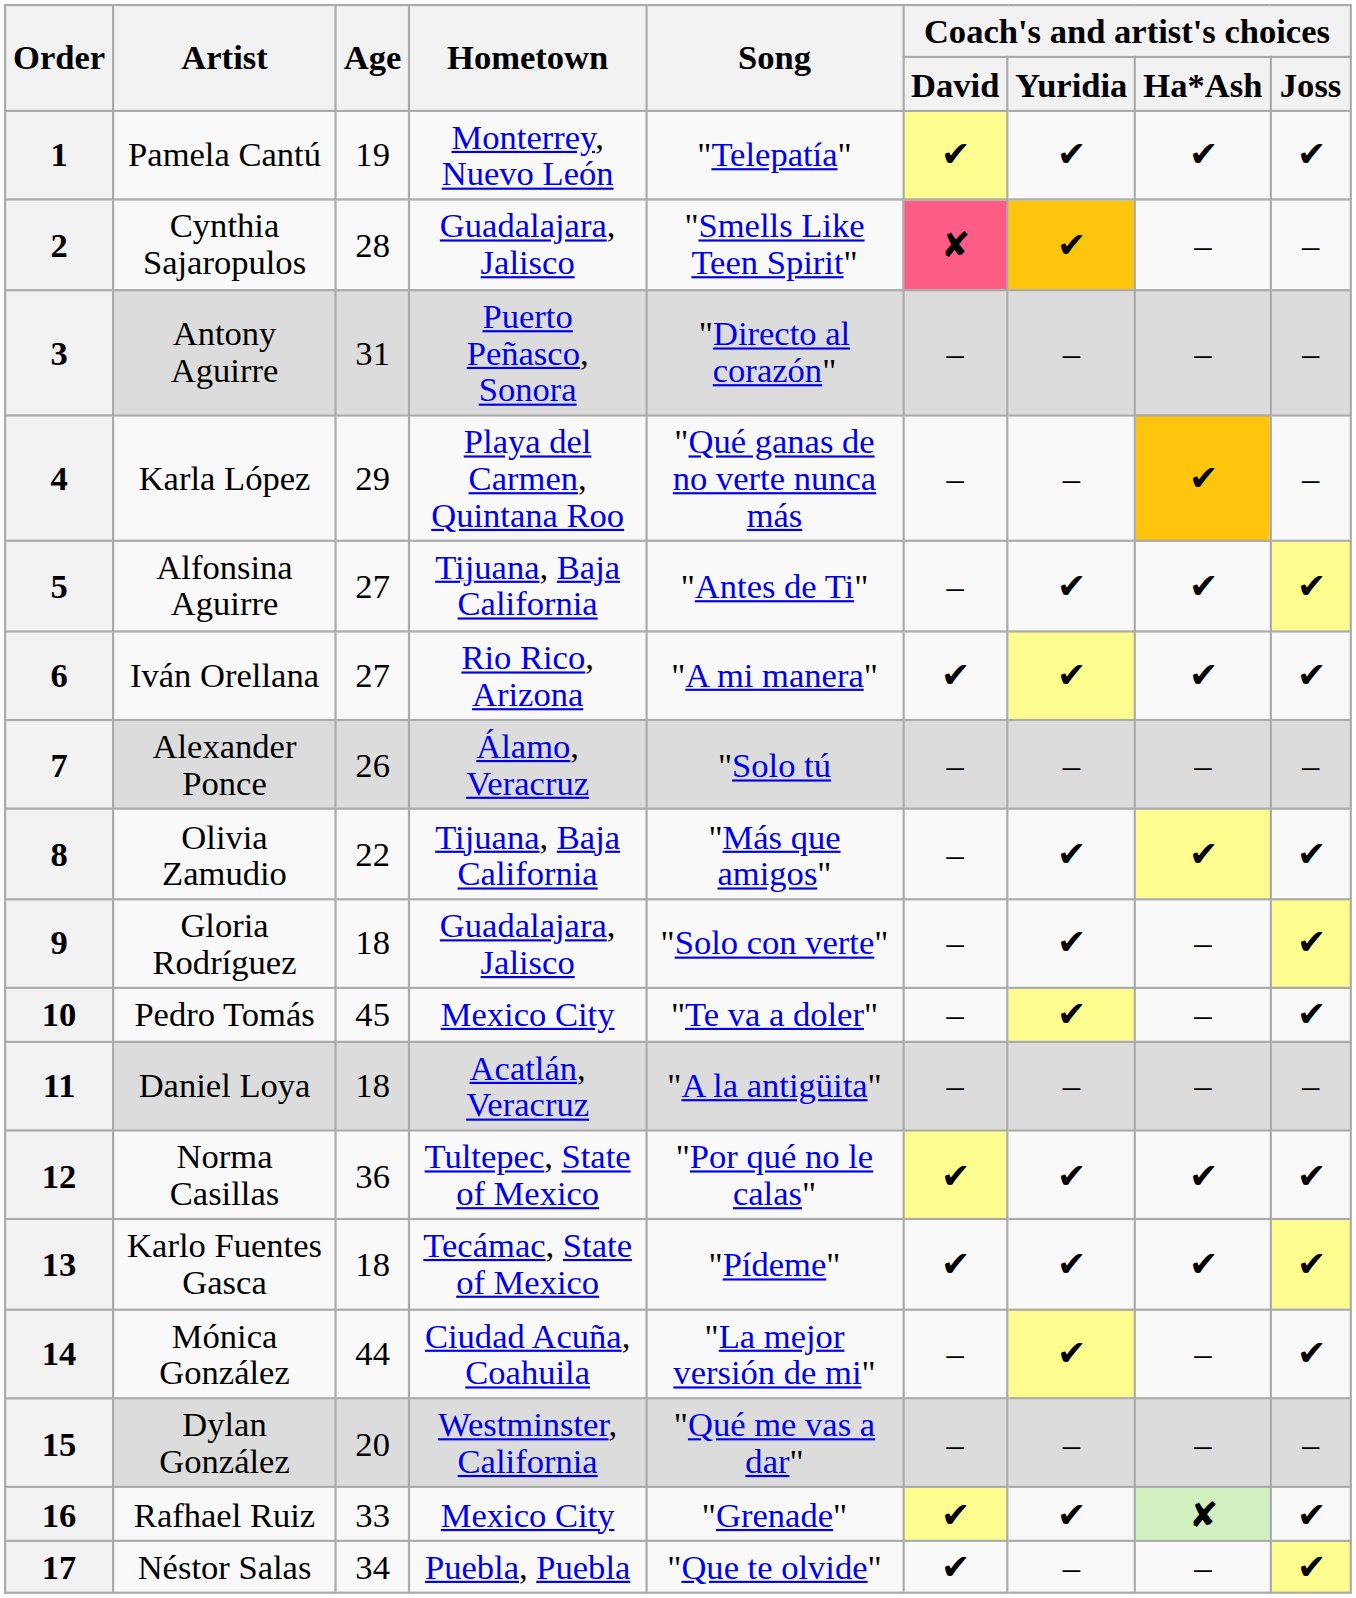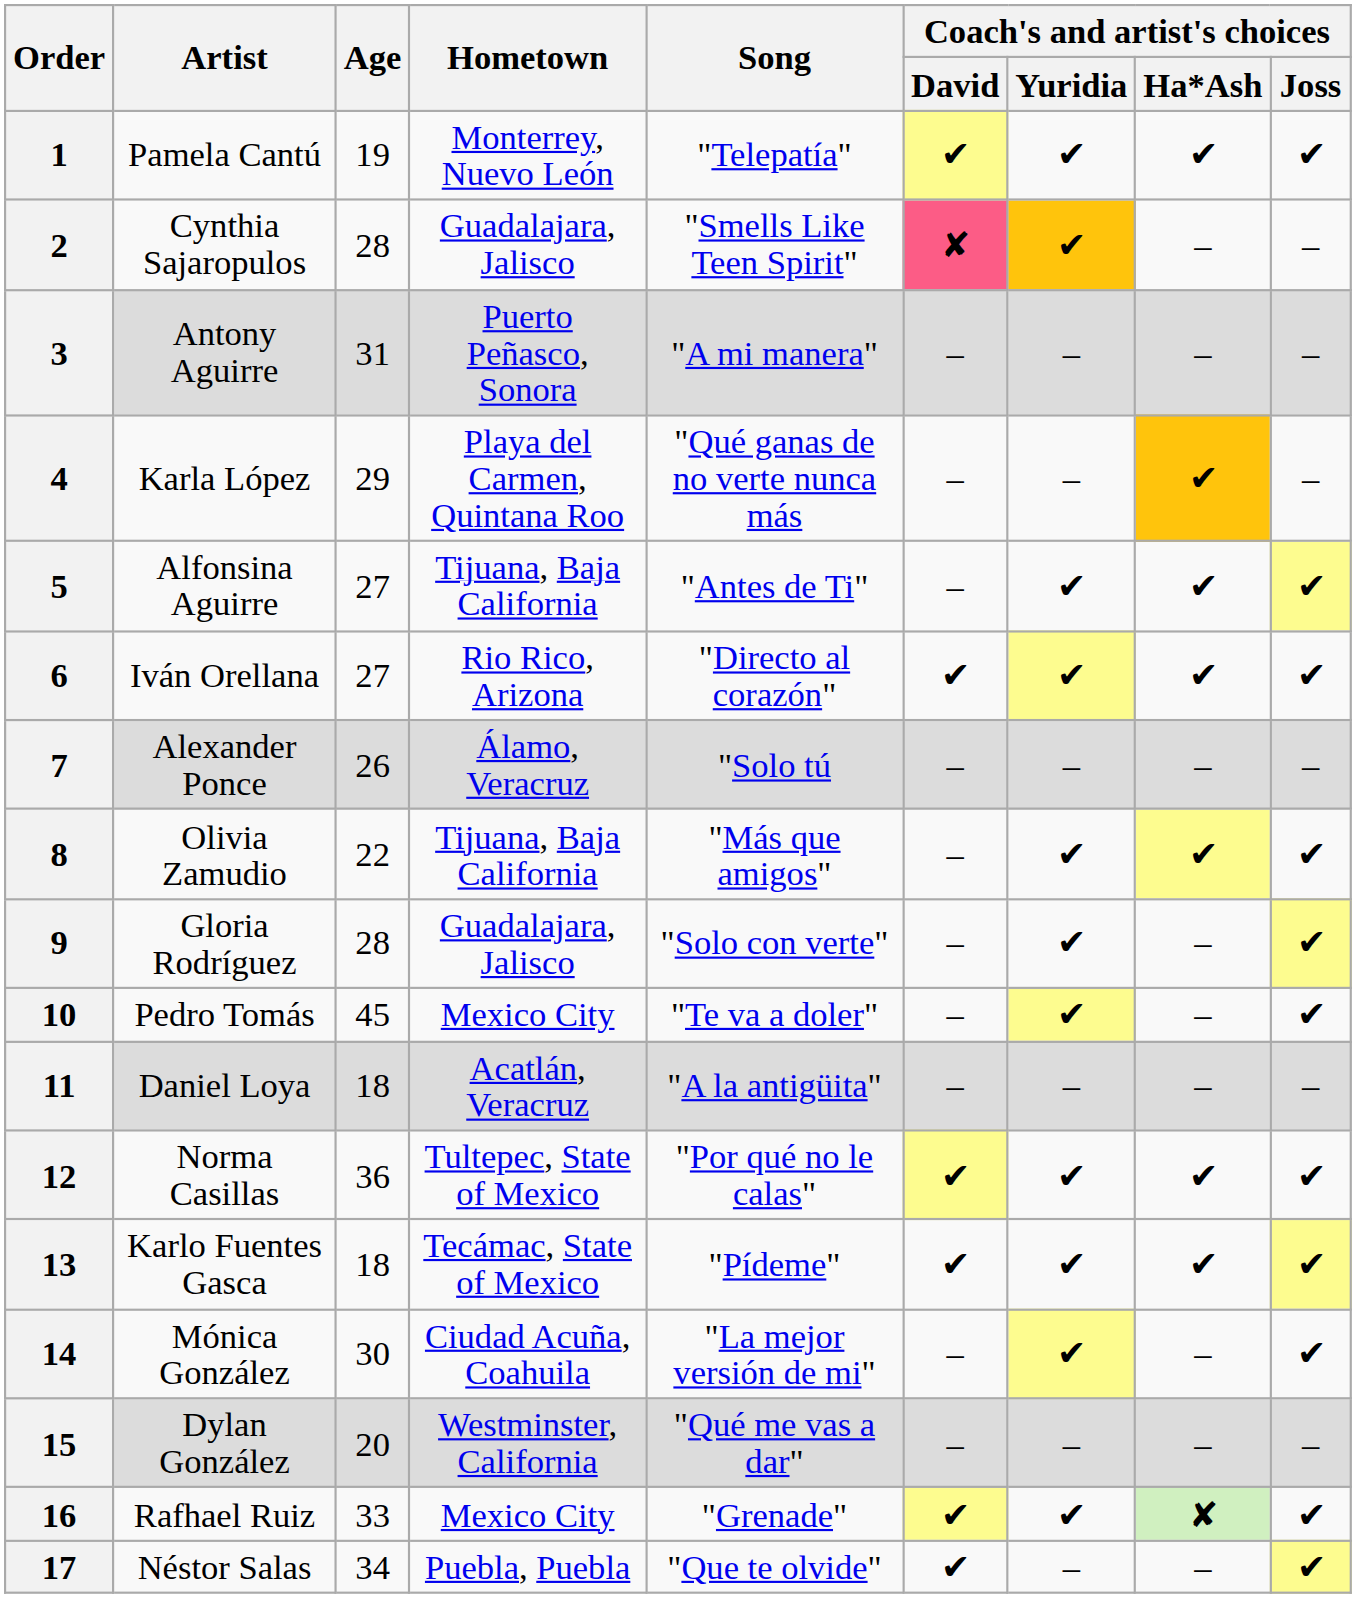(774, 352) "Directo al corazón" -> (774, 352) "A mi manera"
(774, 675) "A mi manera" -> (774, 675) "Directo al corazón"
(373, 943) 18 -> (373, 943) 28
(373, 1354) 44 -> (373, 1354) 30
